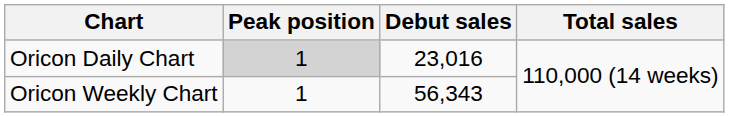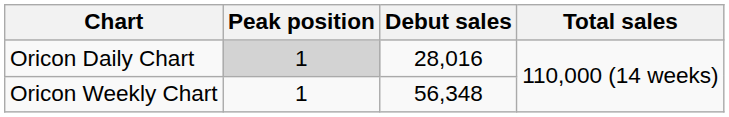(448, 58) 23,016 -> (448, 58) 28,016
(448, 93) 56,343 -> (448, 93) 56,348
